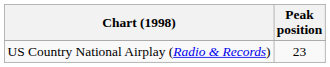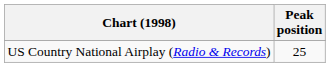(300, 51) 23 -> (300, 51) 25
